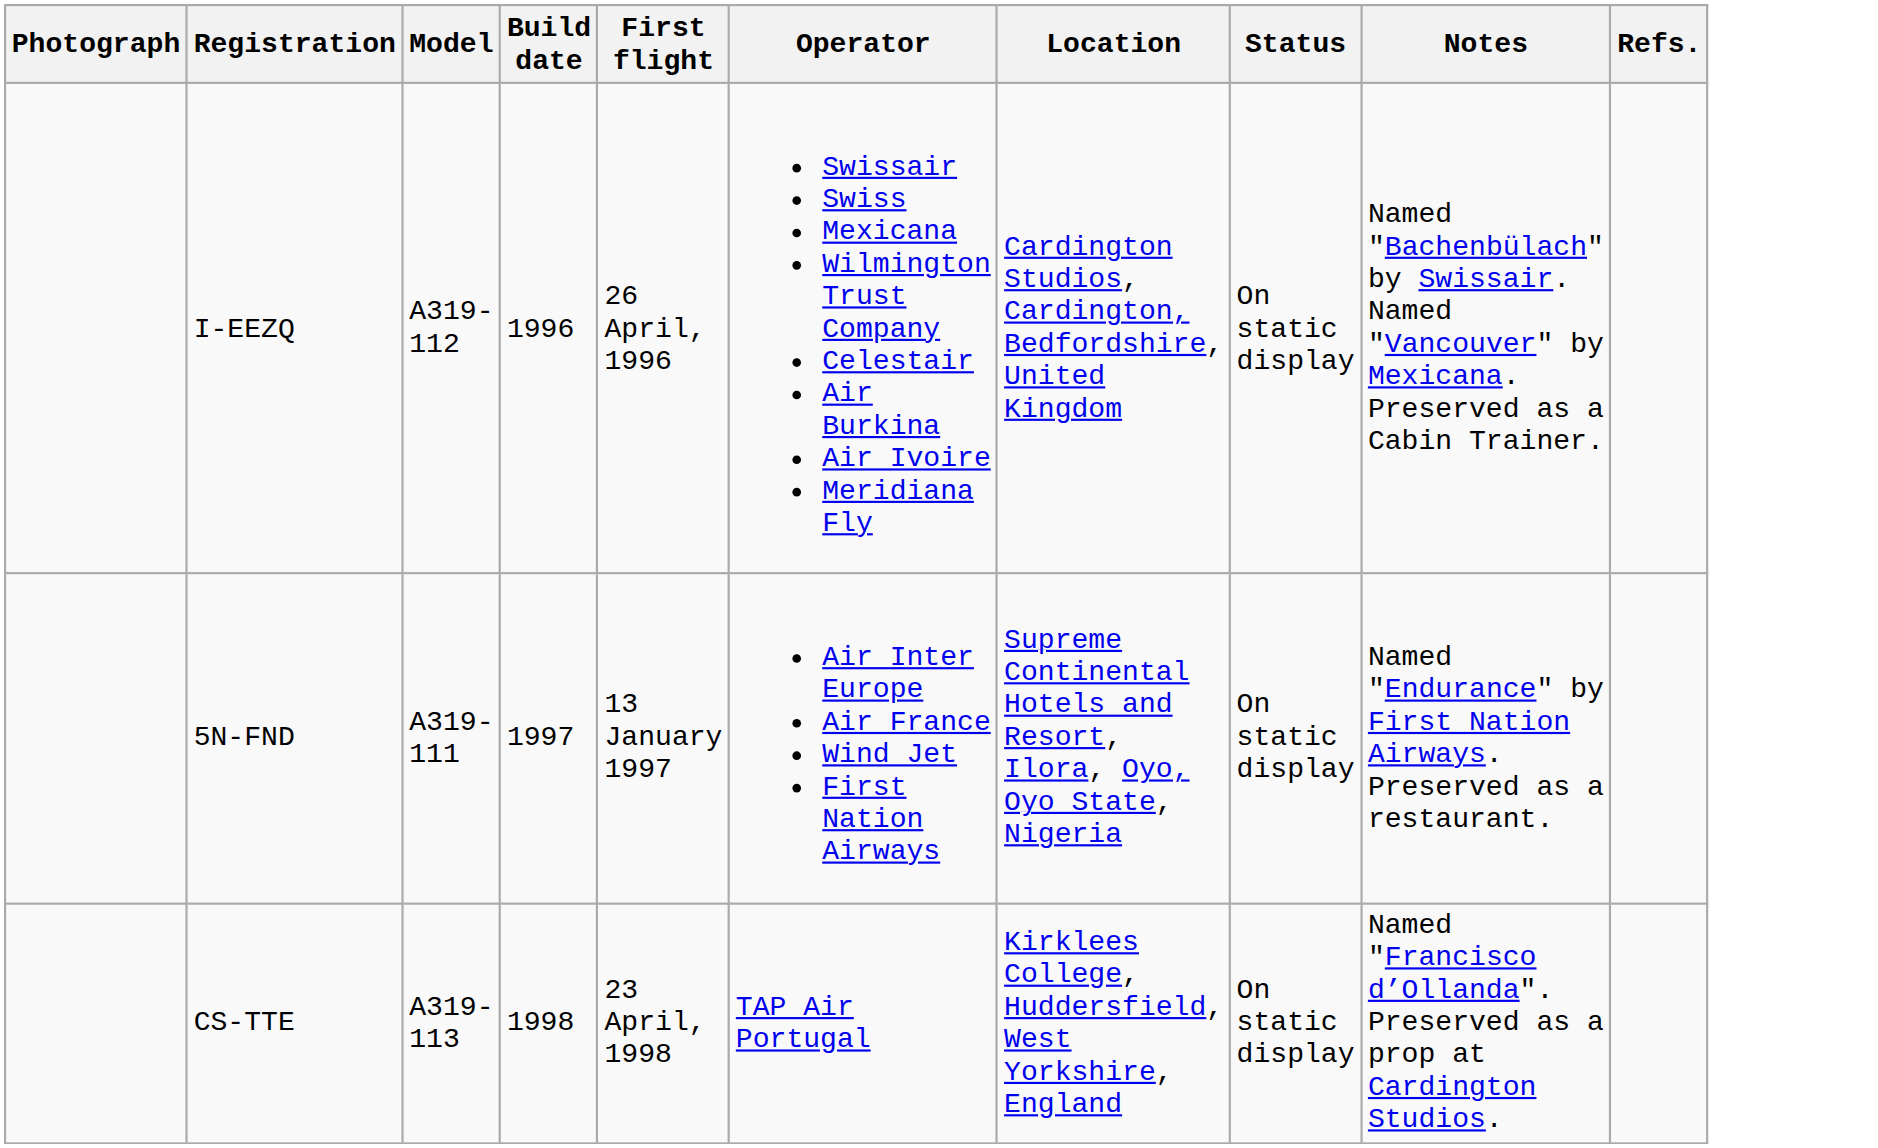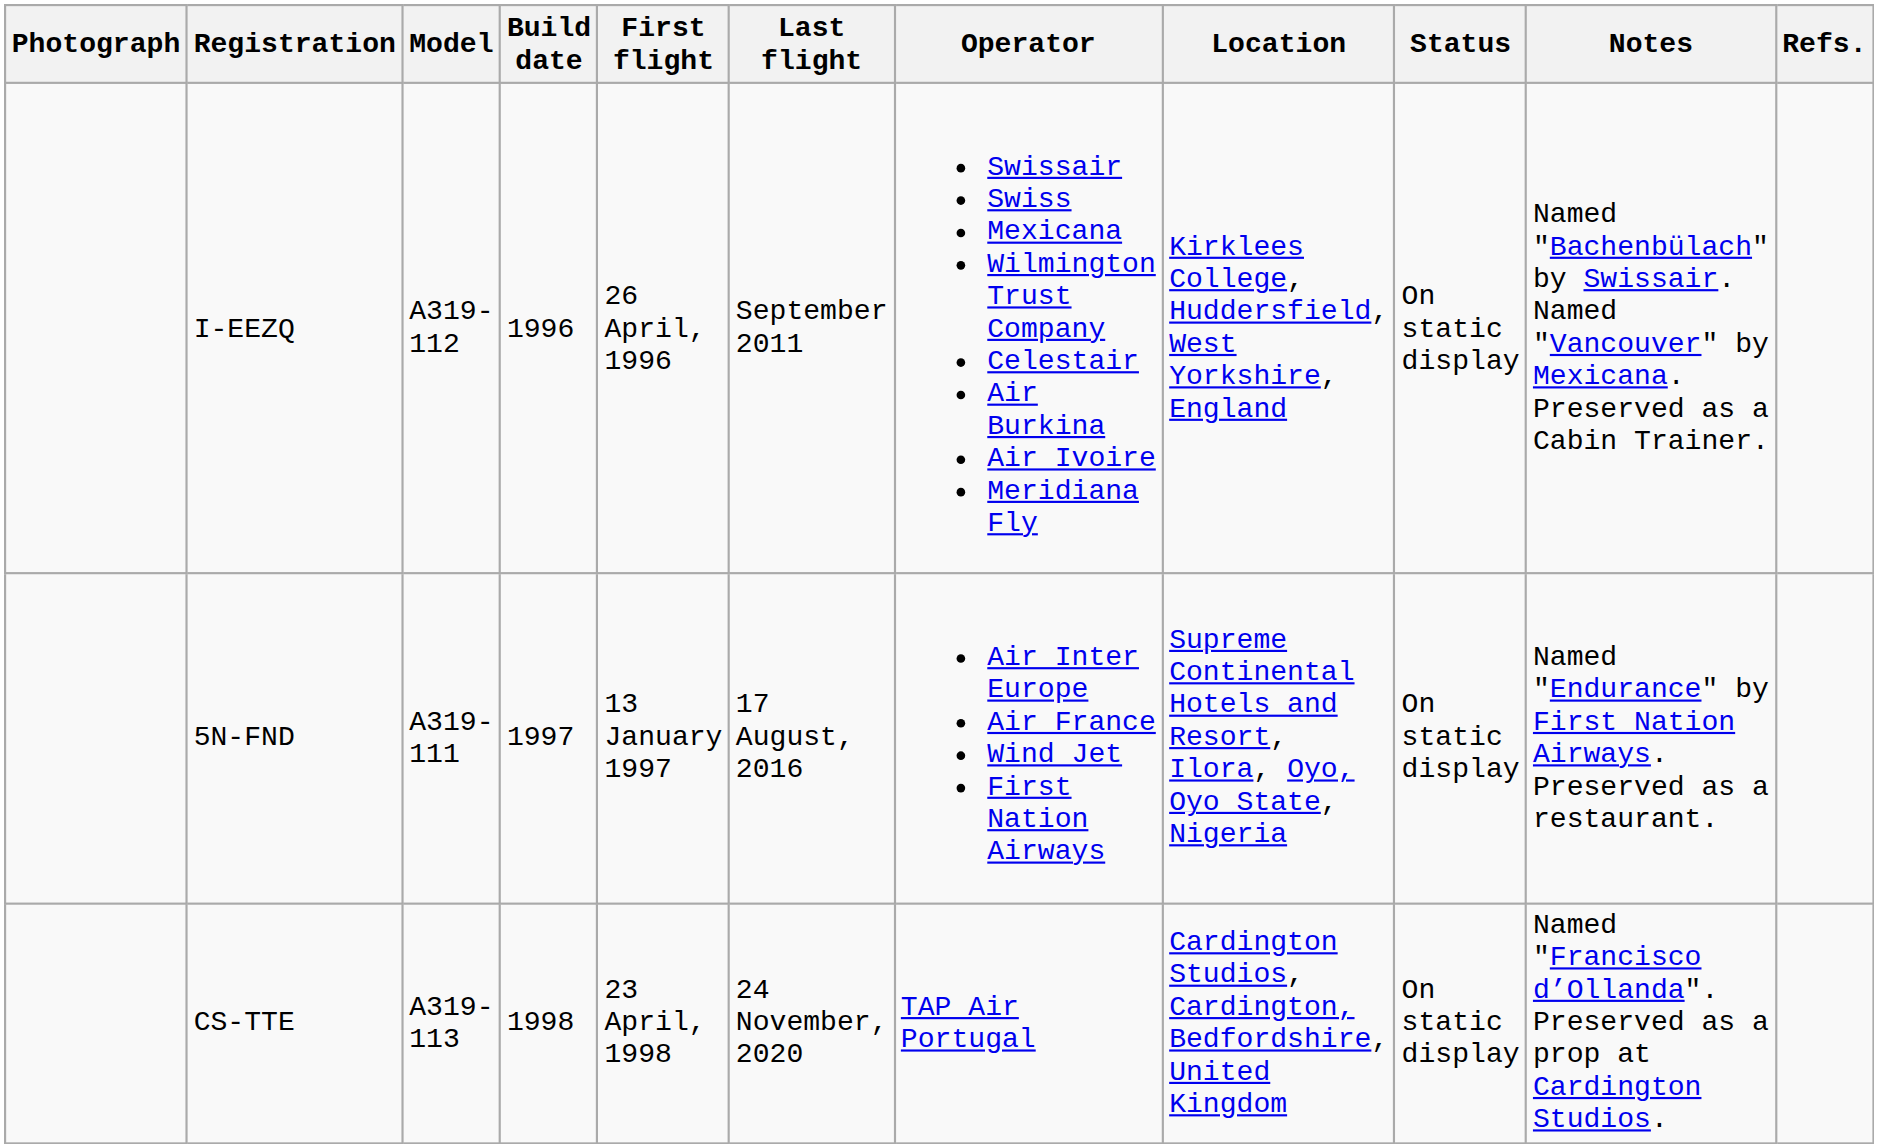+ column: (812, 44)
(1114, 329) Cardington Studios, Cardington, Bedfordshire, United Kingdom -> (1279, 329) Kirklees College, Huddersfield, West Yorkshire, England
(1114, 1023) Kirklees College, Huddersfield, West Yorkshire, England -> (1279, 1023) Cardington Studios, Cardington, Bedfordshire, United Kingdom
